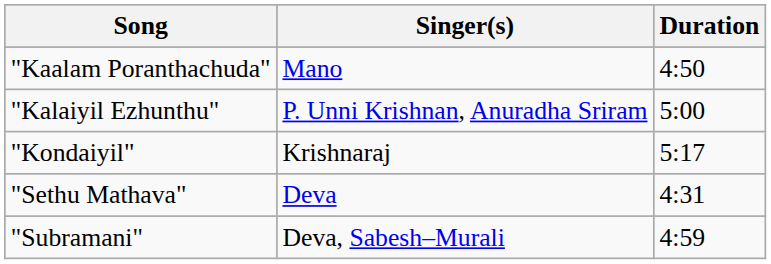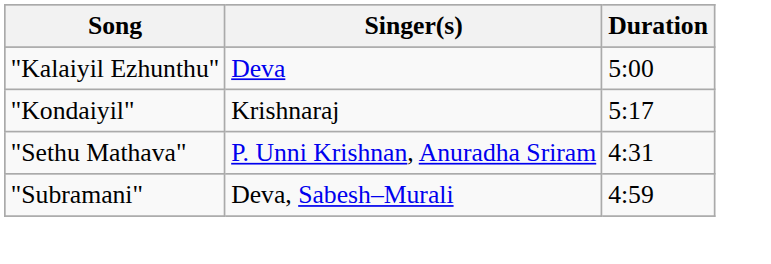- row: (141, 68)
(465, 110) P. Unni Krishnan, Anuradha Sriram -> (258, 68) Deva
(310, 195) Deva -> (414, 152) P. Unni Krishnan, Anuradha Sriram
